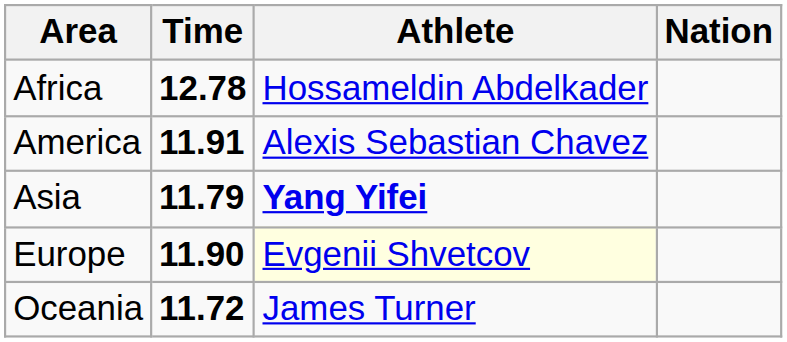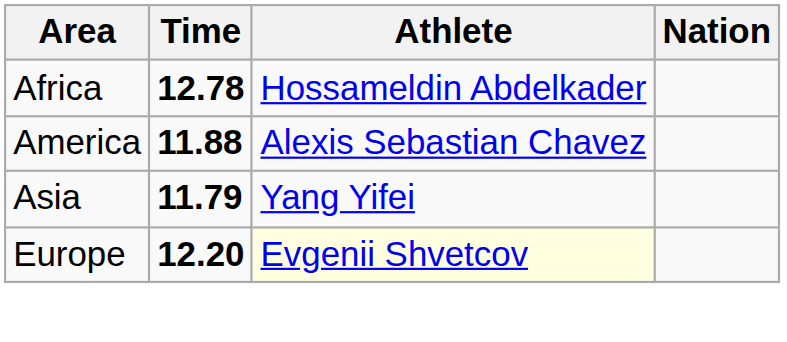(202, 142) 11.91 -> (200, 142) 11.88
(345, 198) bold -> (338, 198) normal
(202, 253) 11.90 -> (201, 253) 12.20
- row: (78, 308)
